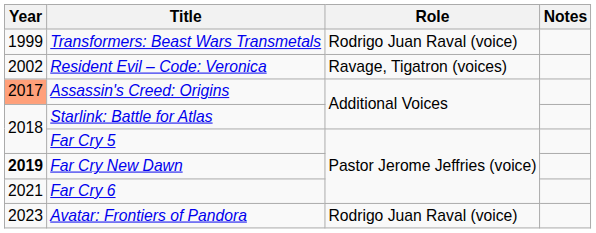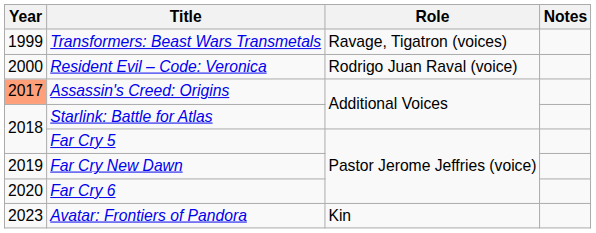(423, 41) Rodrigo Juan Raval (voice) -> (418, 41) Ravage, Tigatron (voices)
(26, 66) 2002 -> (26, 66) 2000
(418, 66) Ravage, Tigatron (voices) -> (423, 66) Rodrigo Juan Raval (voice)
(26, 166) bold -> (26, 166) normal
(26, 191) 2021 -> (26, 191) 2020
(423, 215) Rodrigo Juan Raval (voice) -> (340, 215) Kin
